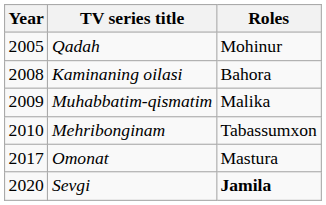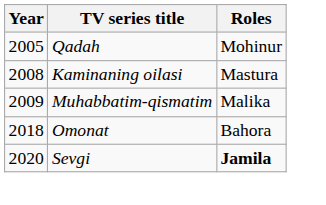(246, 74) Bahora -> (249, 74) Mastura
- row: (109, 130)
(26, 158) 2017 -> (26, 130) 2018
(249, 158) Mastura -> (246, 130) Bahora
